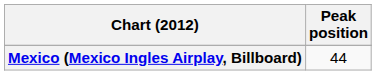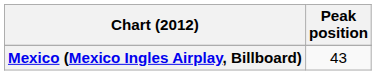(338, 57) 44 -> (338, 57) 43
